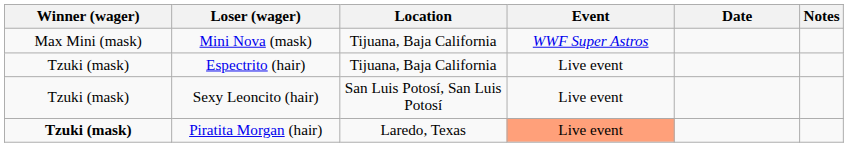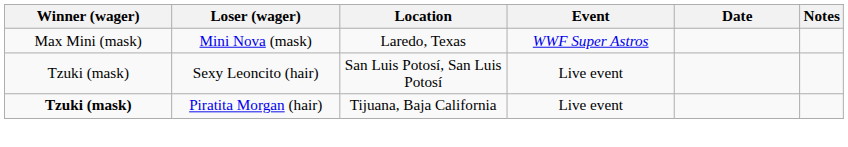(423, 40) Tijuana, Baja California -> (423, 40) Laredo, Texas
- row: (256, 64)
(423, 130) Laredo, Texas -> (423, 105) Tijuana, Baja California
(591, 130) lightsalmon background -> (591, 105) no background
